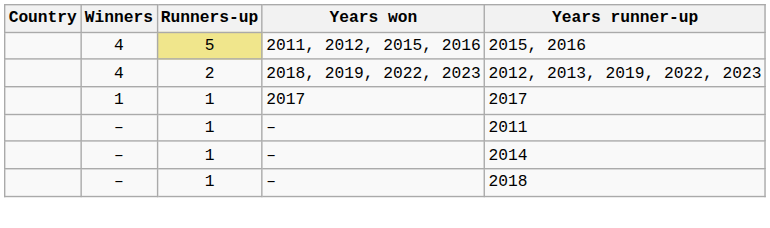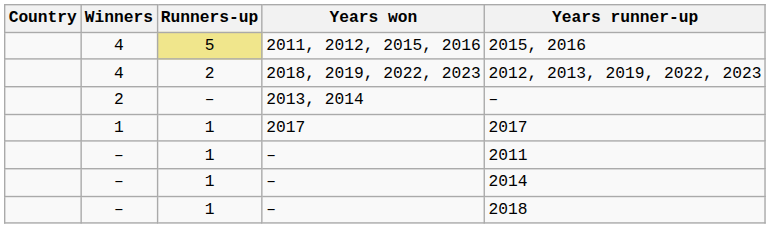+ row: (119, 100)
